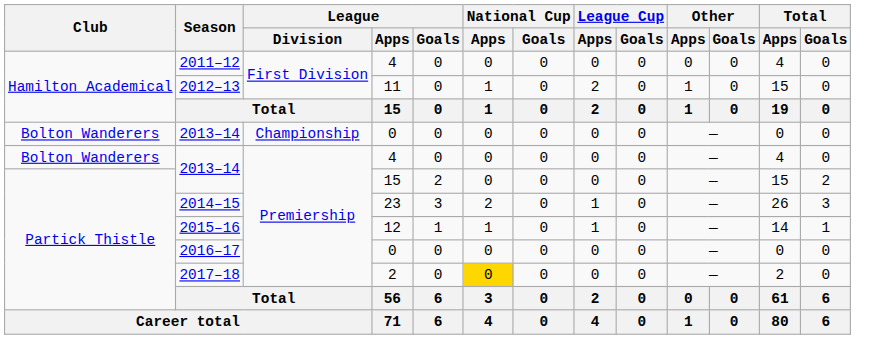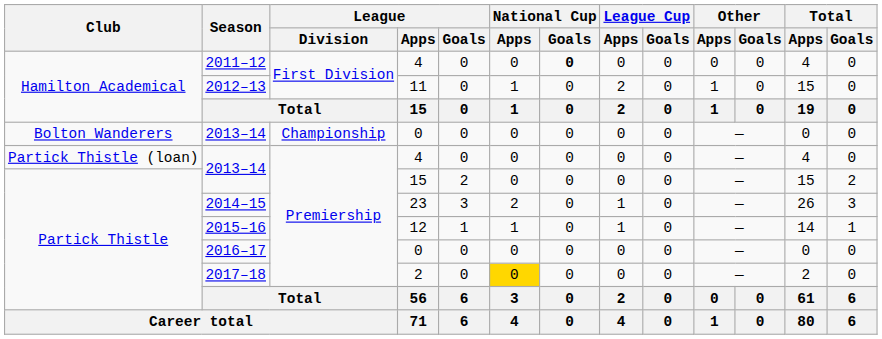(544, 63) normal -> (570, 63) bold
(90, 157) Bolton Wanderers -> (103, 157) Partick Thistle (loan)
